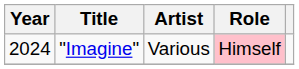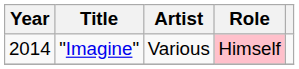(30, 49) 2024 -> (30, 49) 2014
